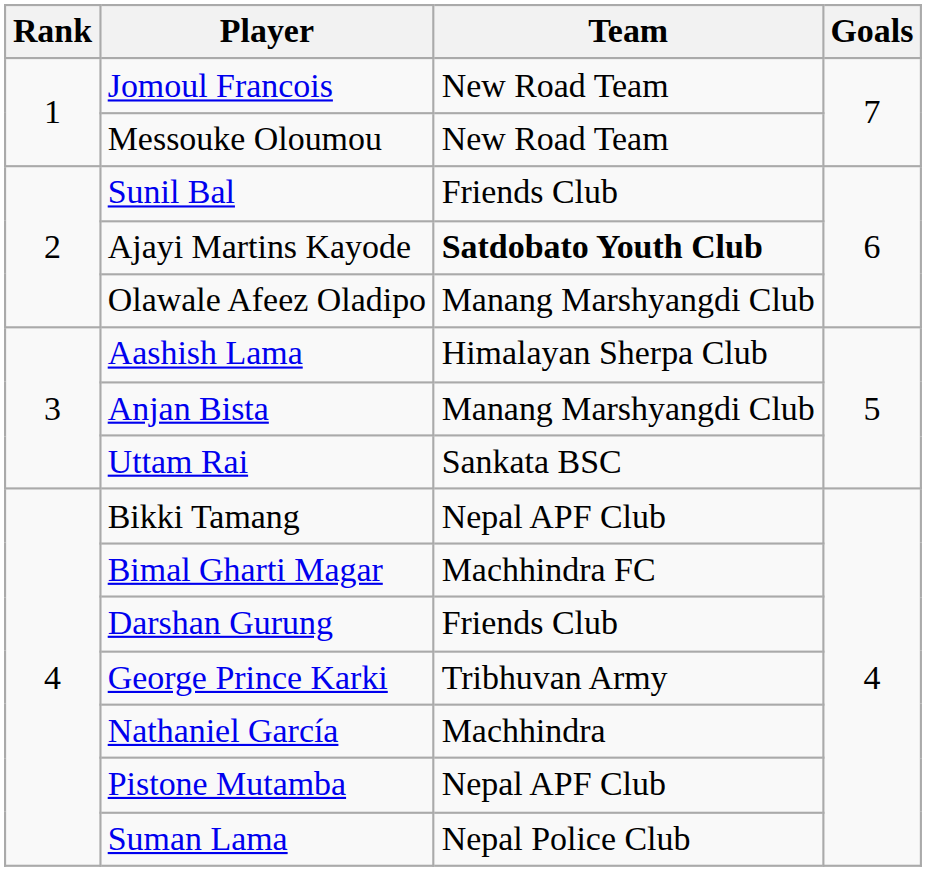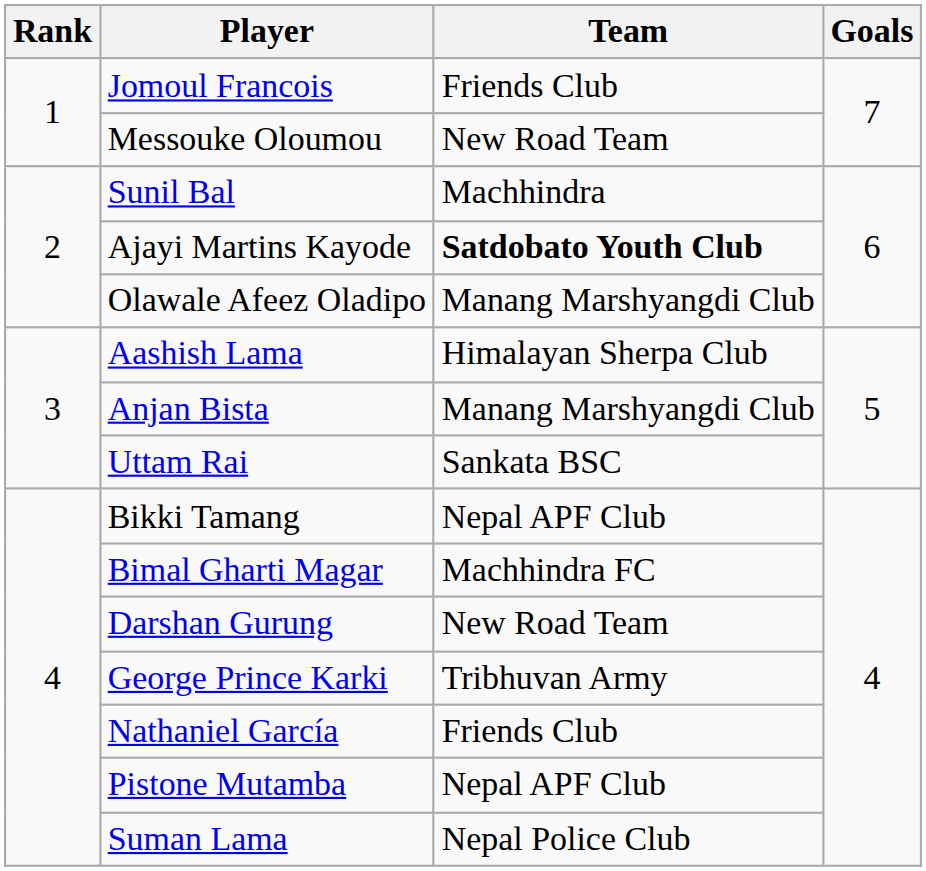(555, 85) New Road Team -> (530, 85) Friends Club
(530, 192) Friends Club -> (524, 192) Machhindra
(530, 623) Friends Club -> (555, 623) New Road Team
(524, 730) Machhindra -> (530, 730) Friends Club
